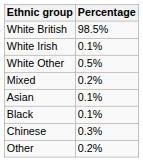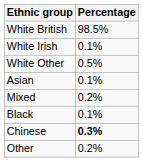rows swapped: (21, 81) <-> (20, 98)
(90, 132) normal -> (90, 132) bold
